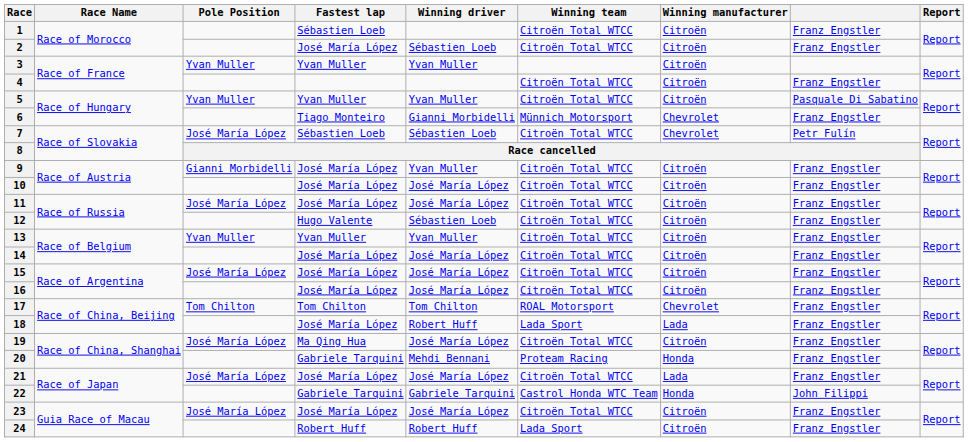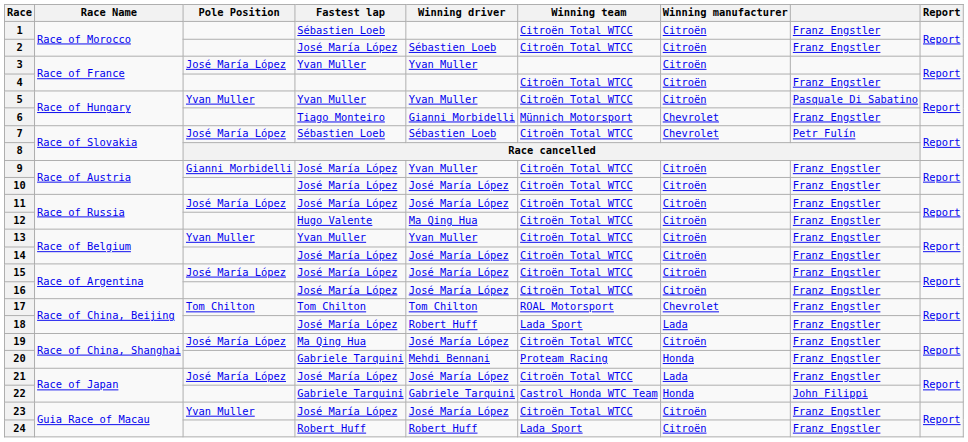(220, 65) Yvan Muller -> (236, 65) José María López
(452, 221) Sébastien Loeb -> (443, 221) Ma Qing Hua
(236, 411) José María López -> (220, 411) Yvan Muller
